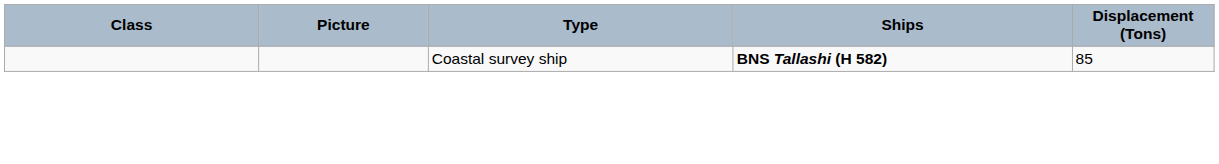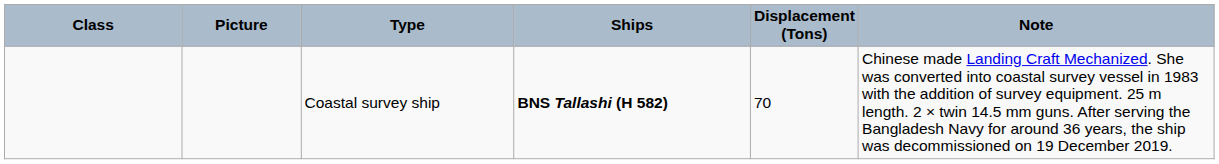+ column: (1036, 25)
(1084, 58) 85 -> (763, 102) 70
